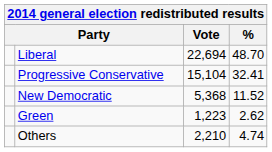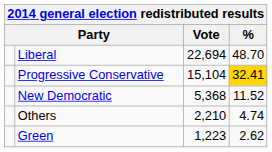(248, 75) no background -> (248, 75) gold background
rows swapped: (36, 116) <-> (37, 136)
